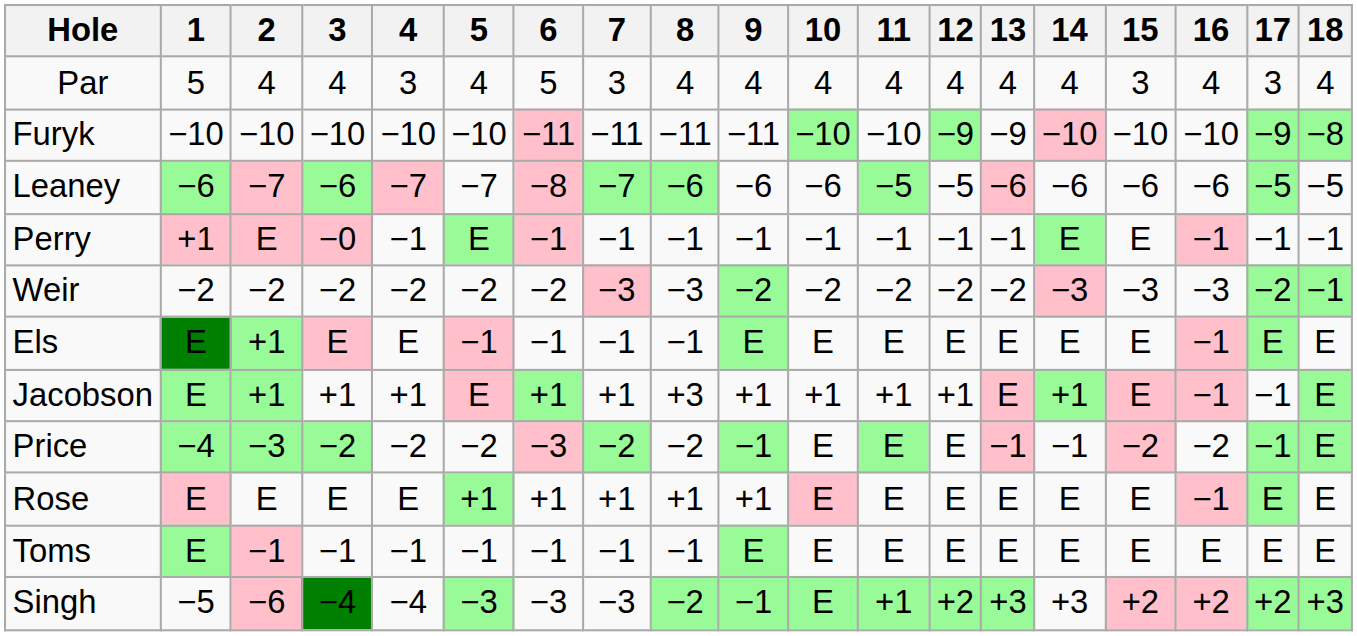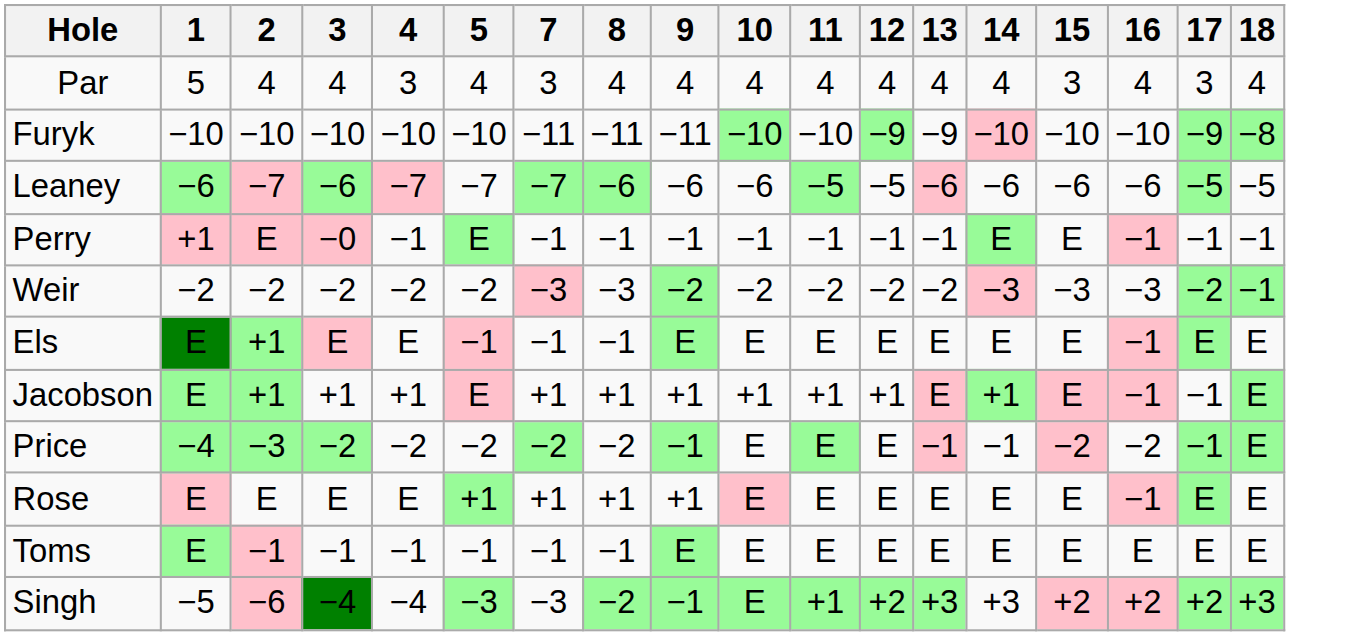- column: (548, 30)
(685, 394) +3 -> (617, 394) +1
